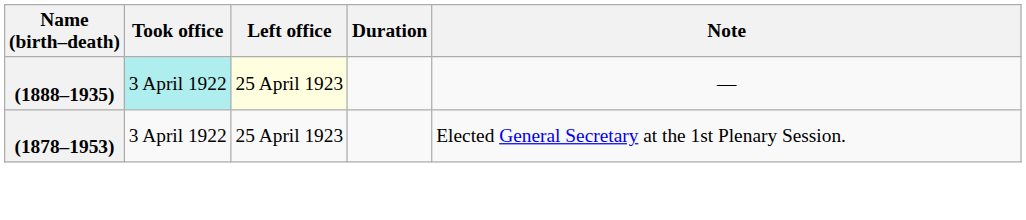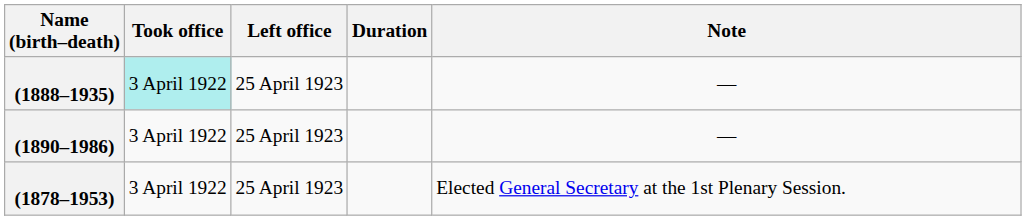(289, 83) lightyellow background -> (289, 83) no background
+ row: (64, 146)
